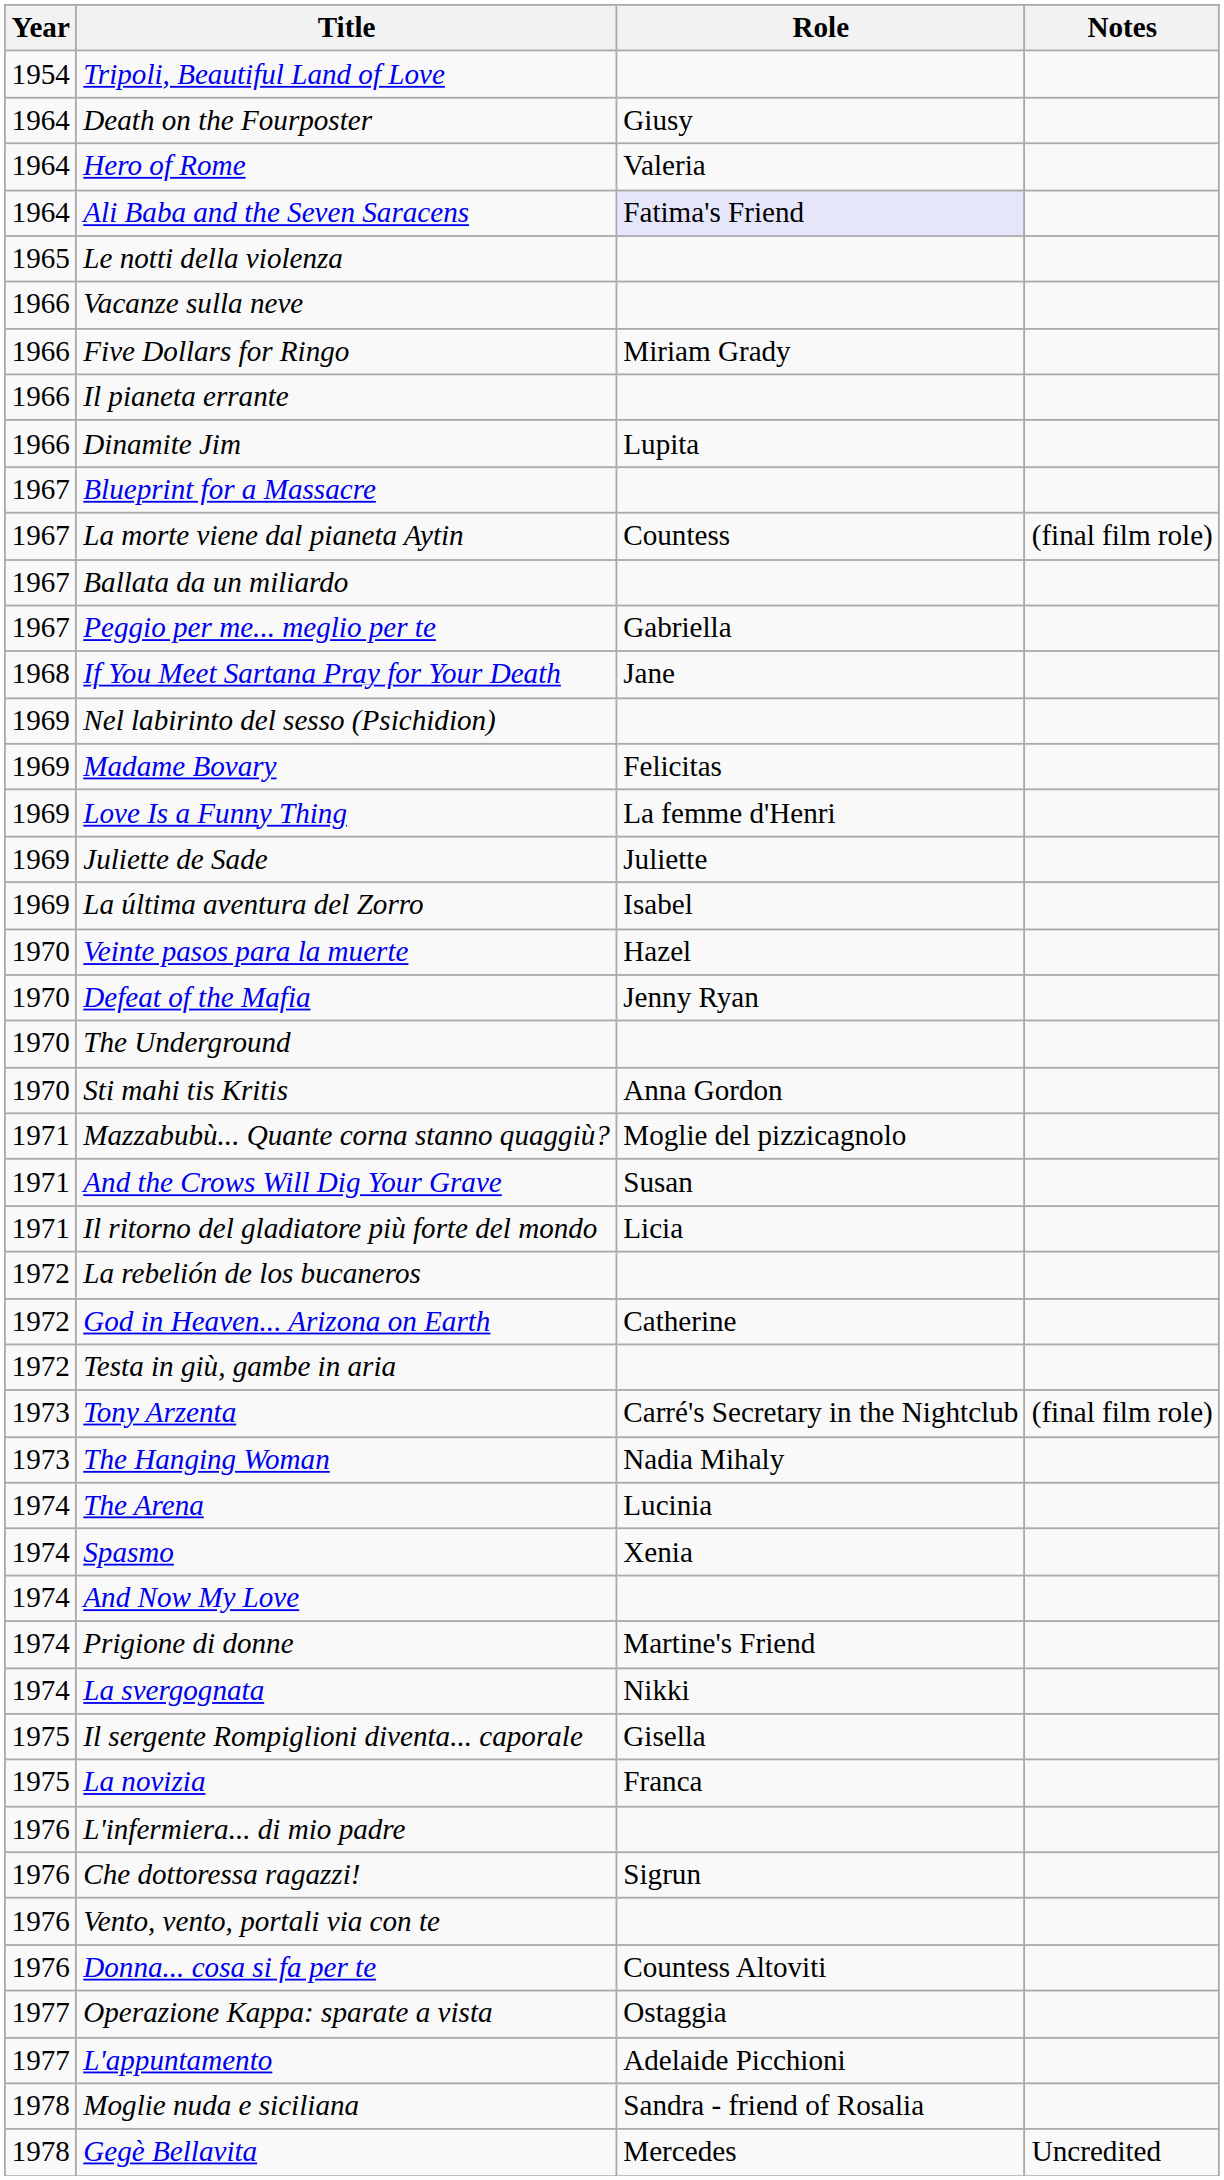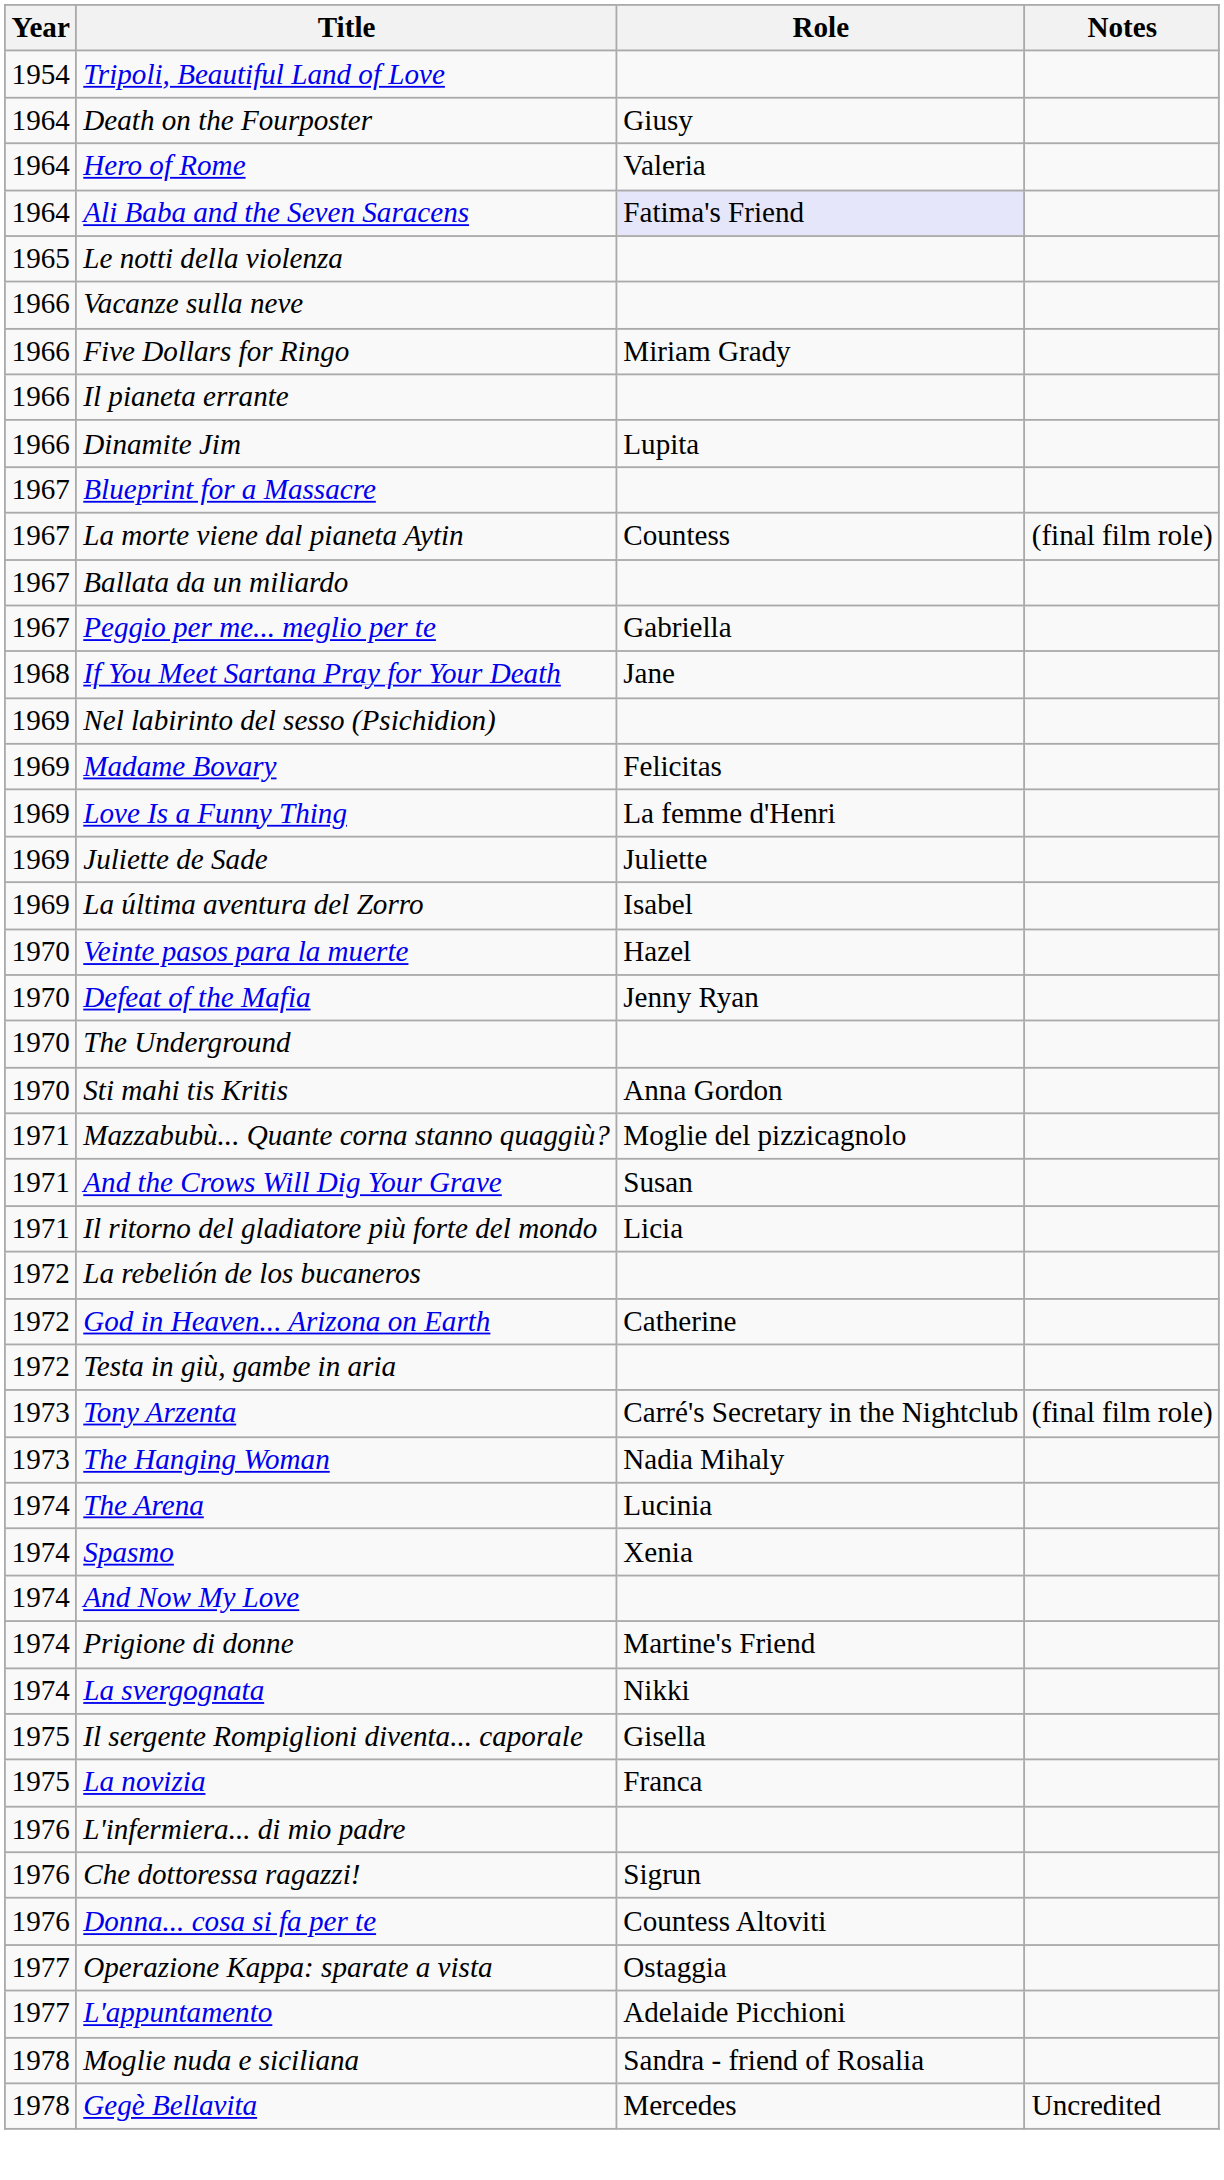- row: (262, 1921)
